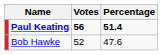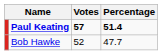(79, 27) 56 -> (79, 27) 57
(113, 42) 47.6 -> (113, 42) 47.7
